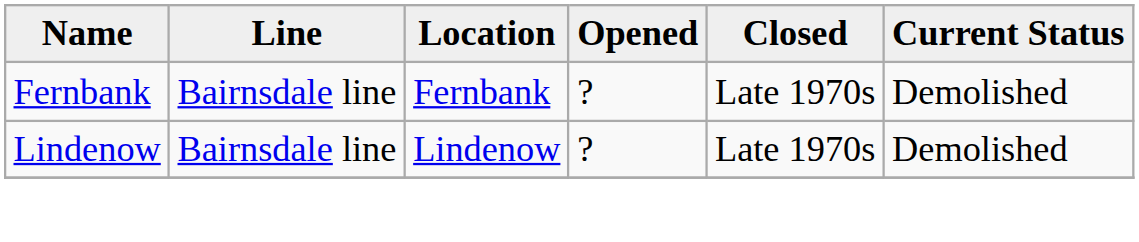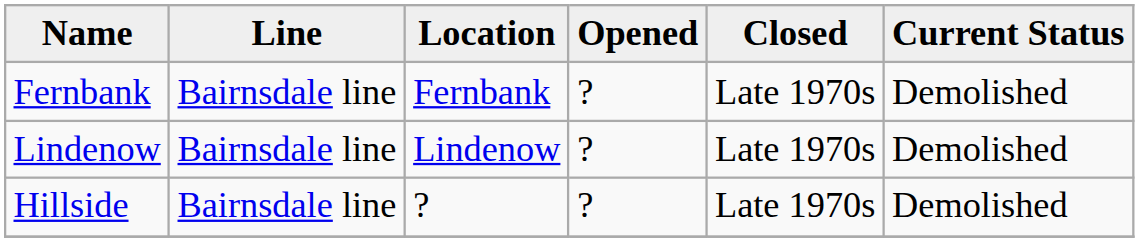+ row: (71, 206)
